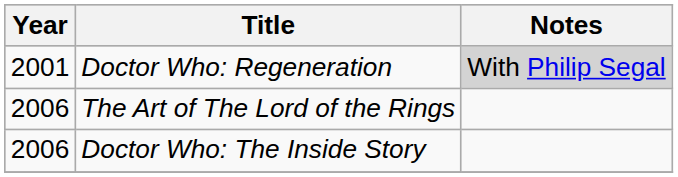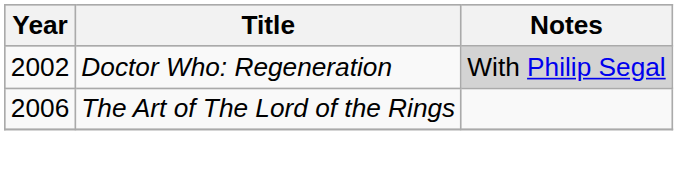(40, 66) 2001 -> (40, 66) 2002
- row: (253, 150)
